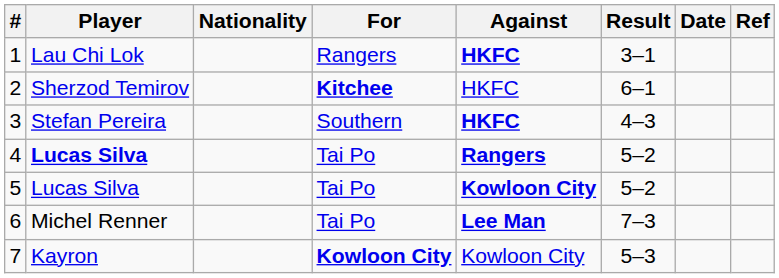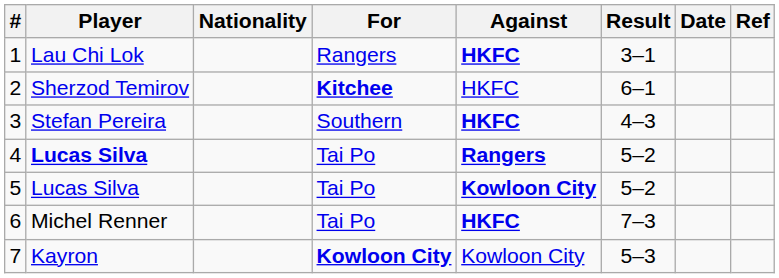(503, 222) Lee Man -> (491, 222) HKFC
